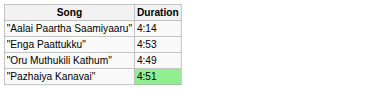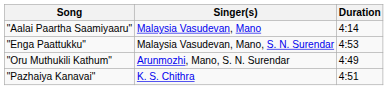+ column: (235, 13)
(147, 77) lightgreen background -> (349, 77) no background
